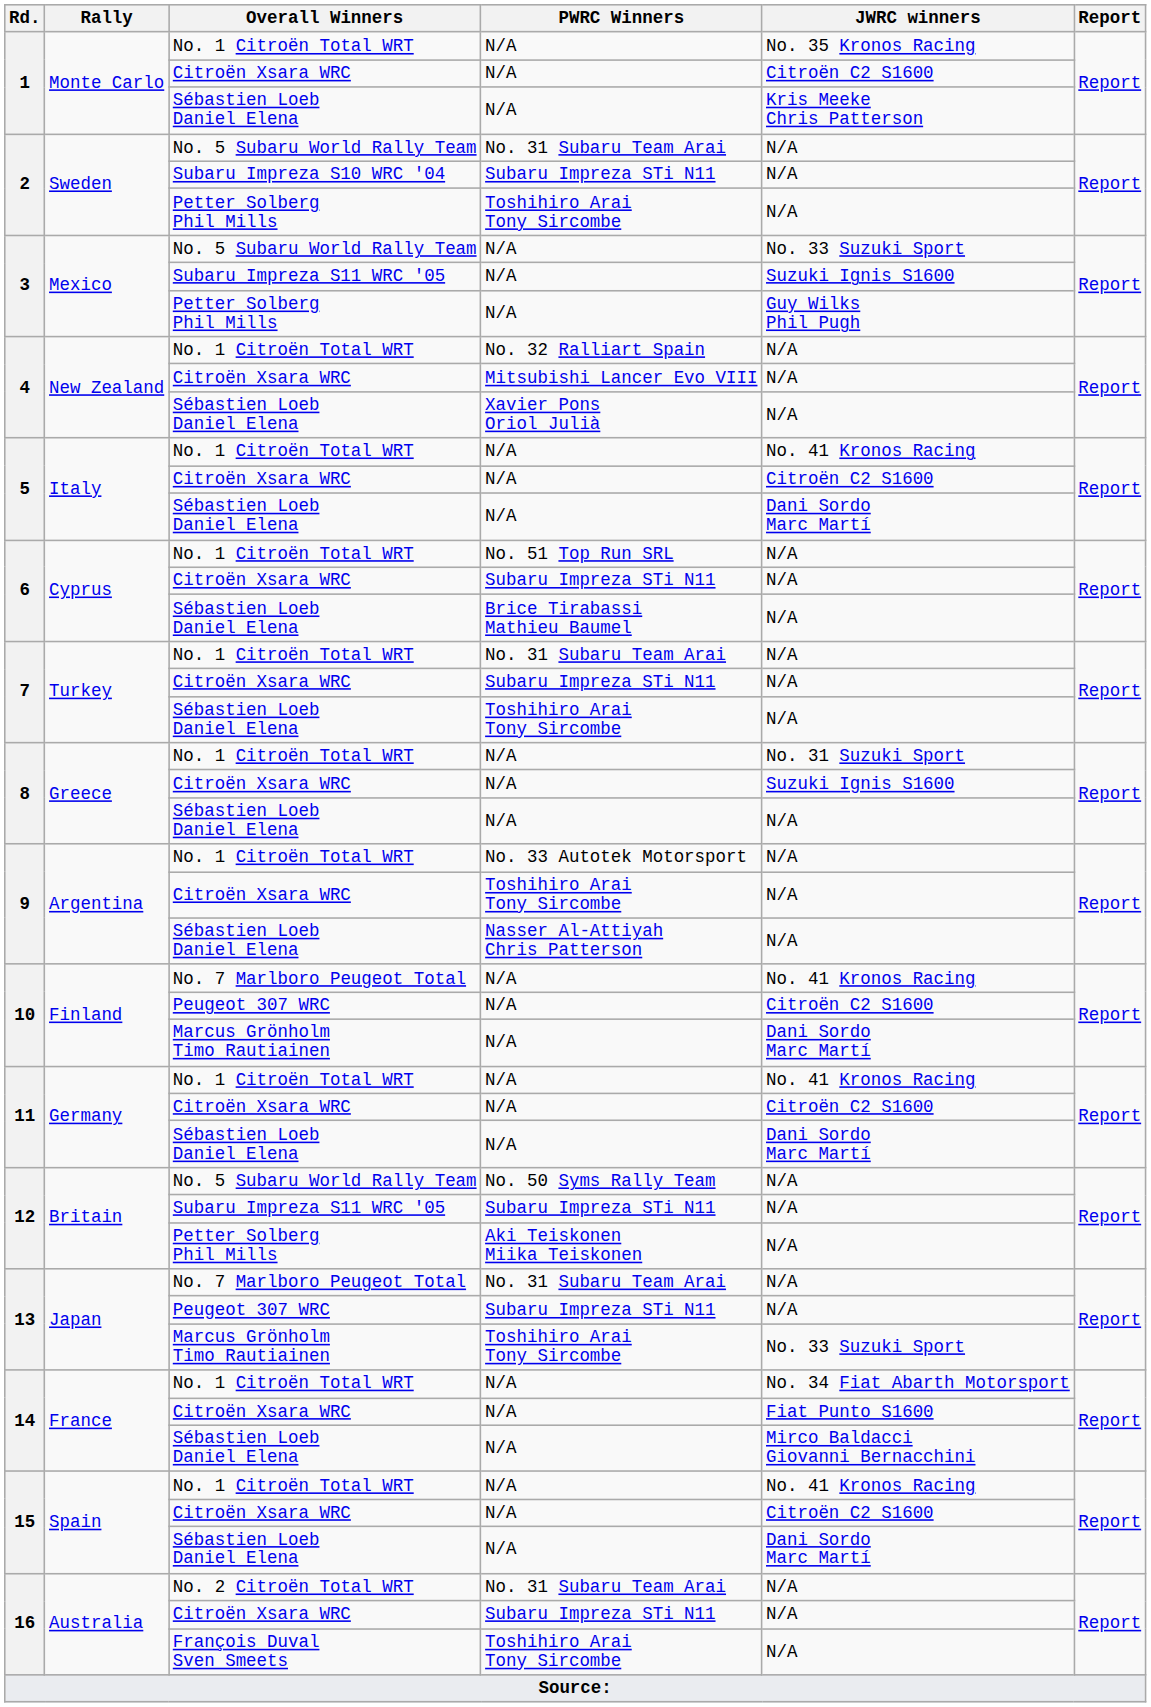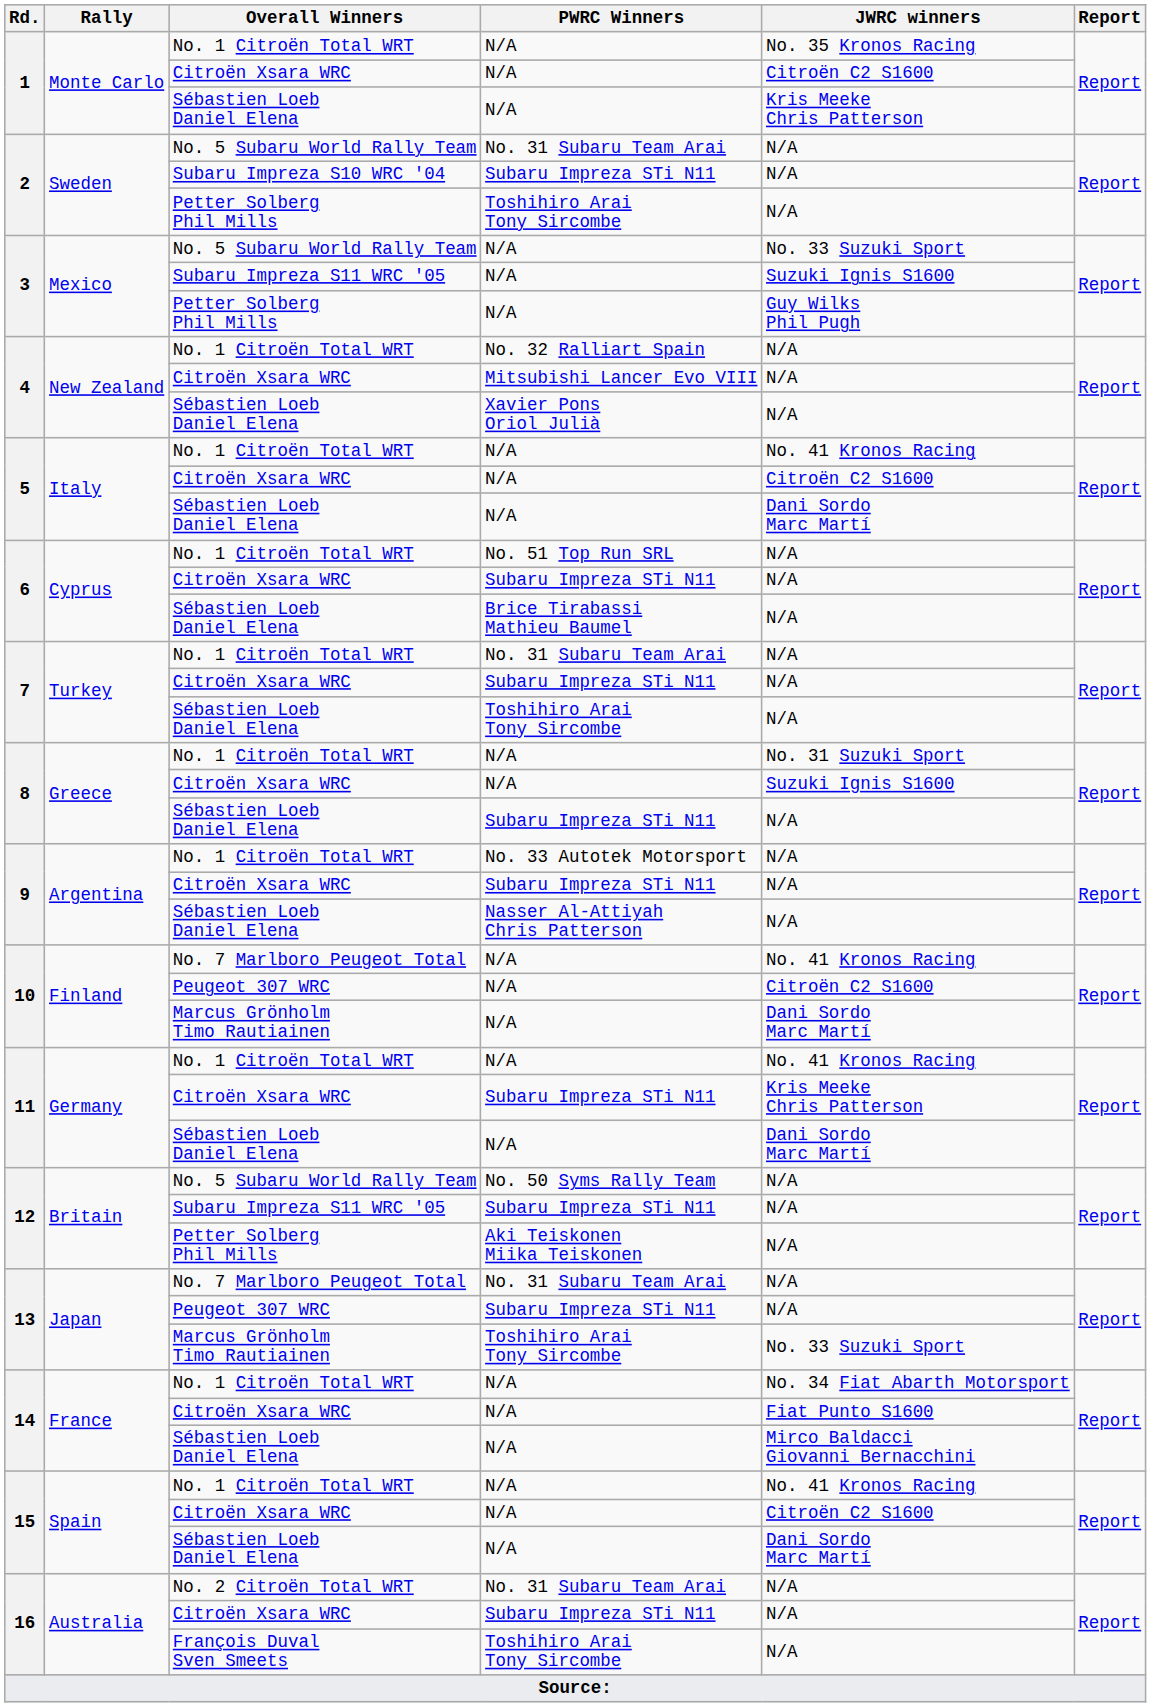(501, 821) N/A -> (600, 821) Subaru Impreza STi N11
(558, 895) Toshihiro Arai Tony Sircombe -> (600, 885) Subaru Impreza STi N11
(501, 1107) N/A -> (600, 1098) Subaru Impreza STi N11
(850, 1107) Citroën C2 S1600 -> (845, 1098) Kris Meeke Chris Patterson
